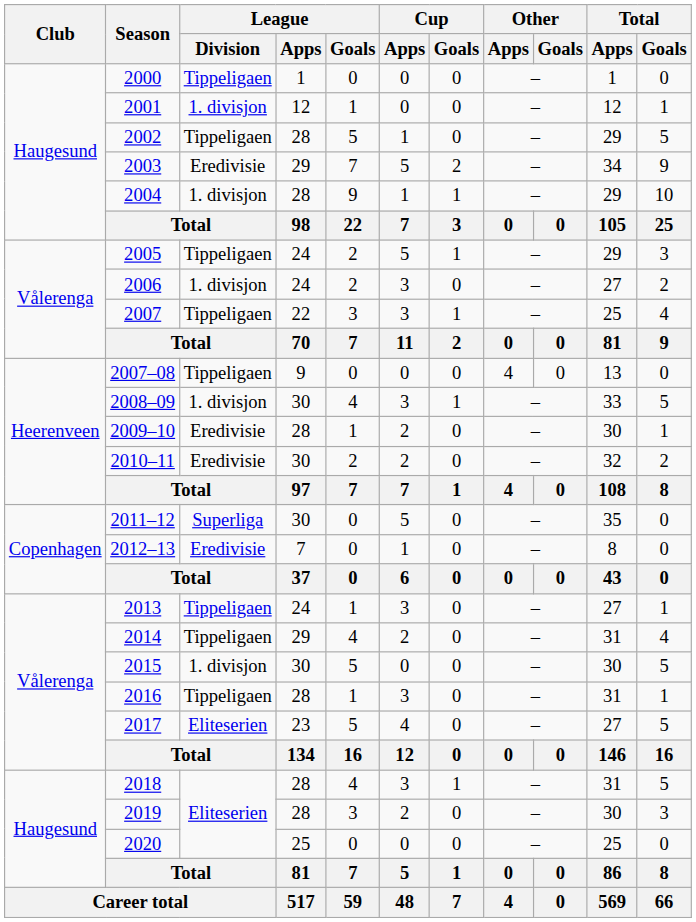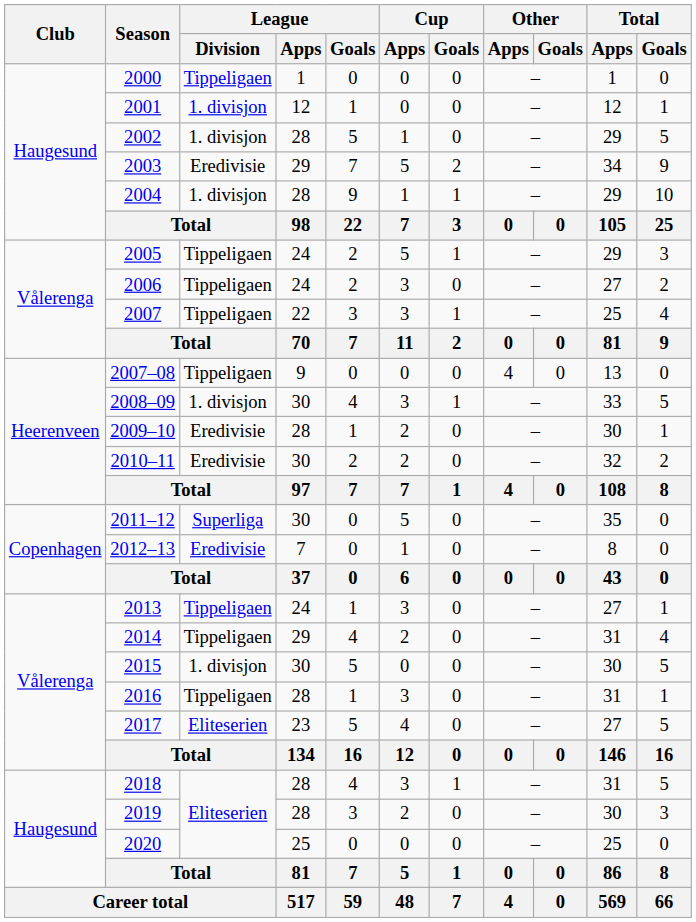(228, 136) Tippeligaen -> (228, 136) 1. divisjon
(228, 284) 1. divisjon -> (228, 284) Tippeligaen
